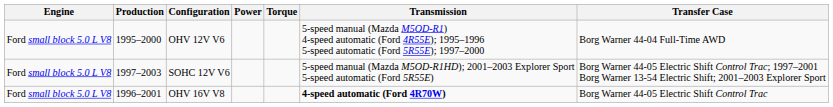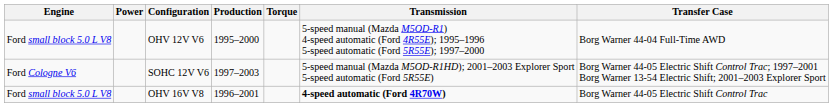columns swapped: (140, 12) <-> (248, 12)
(59, 72) Ford small block 5.0 L V8 -> (41, 72) Ford Cologne V6
